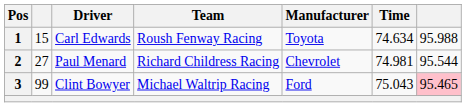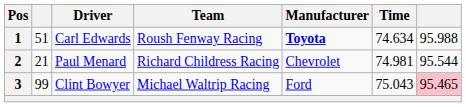(42, 38) 15 -> (42, 38) 51
(305, 38) normal -> (306, 38) bold
(42, 61) 27 -> (42, 61) 21
